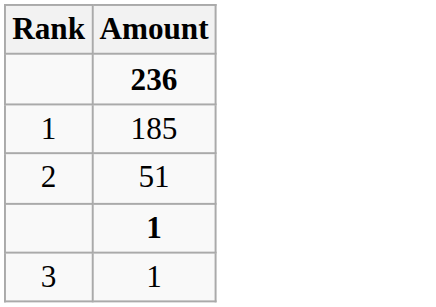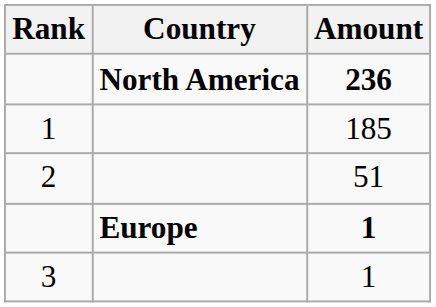+ column: (199, 29)
